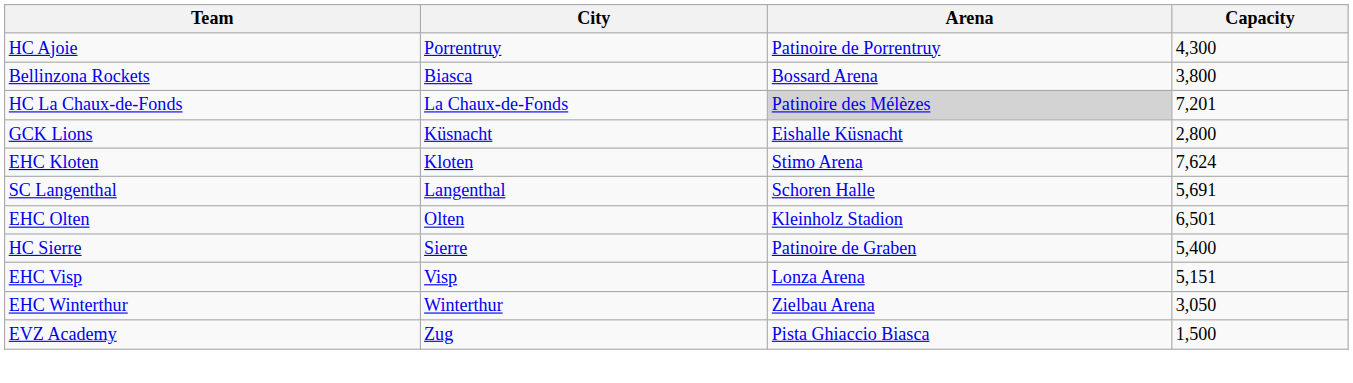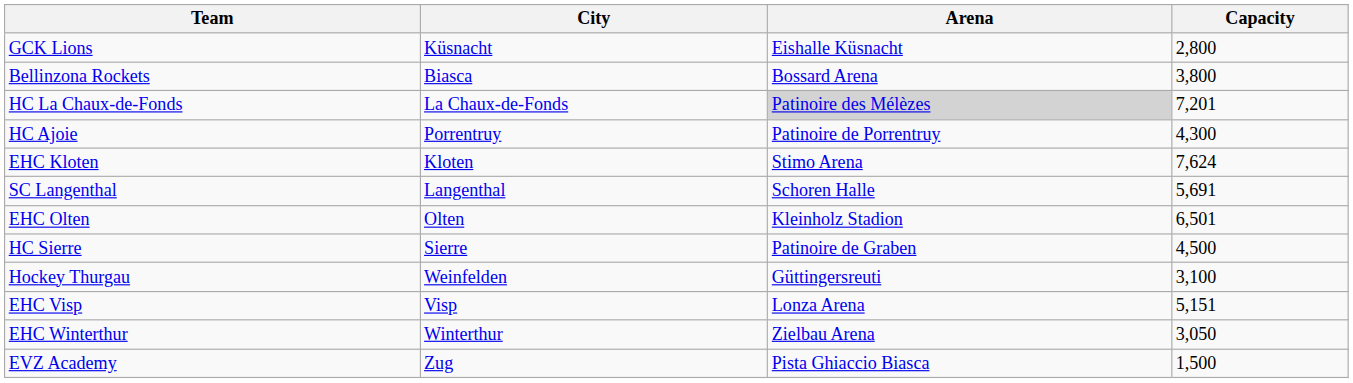rows swapped: (43, 47) <-> (51, 133)
(1196, 248) 5,400 -> (1196, 248) 4,500
+ row: (69, 276)
